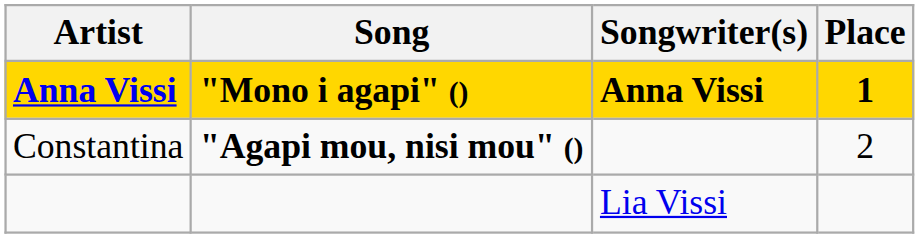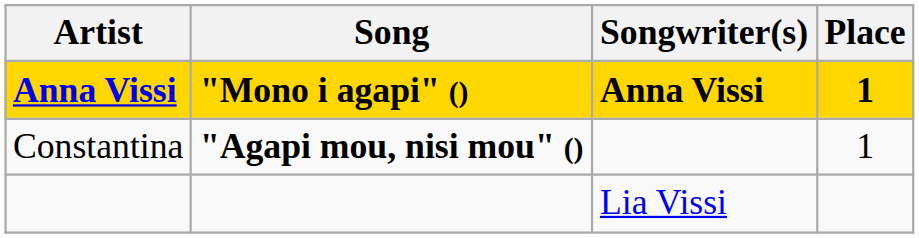(865, 145) 2 -> (865, 145) 1
